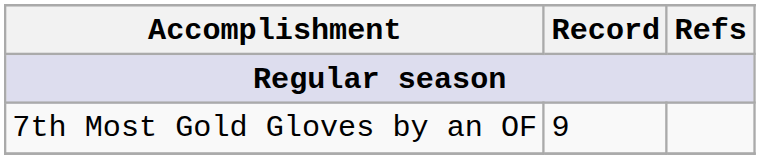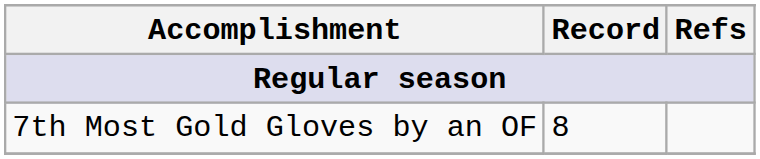(561, 128) 9 -> (561, 128) 8
